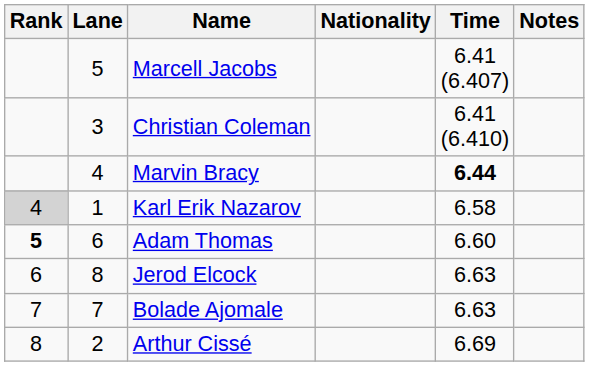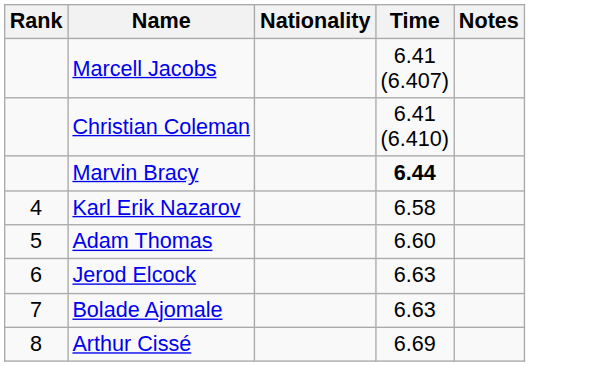- column: (98, 21)
(36, 207) lightgrey background -> (36, 207) no background
(36, 241) bold -> (36, 241) normal
